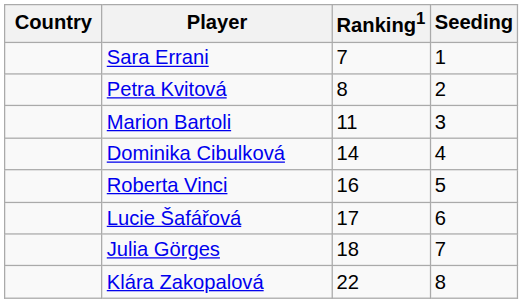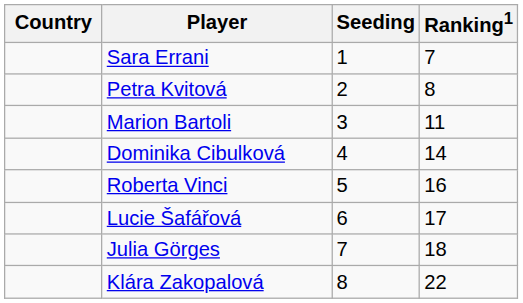columns swapped: (381, 23) <-> (474, 23)
